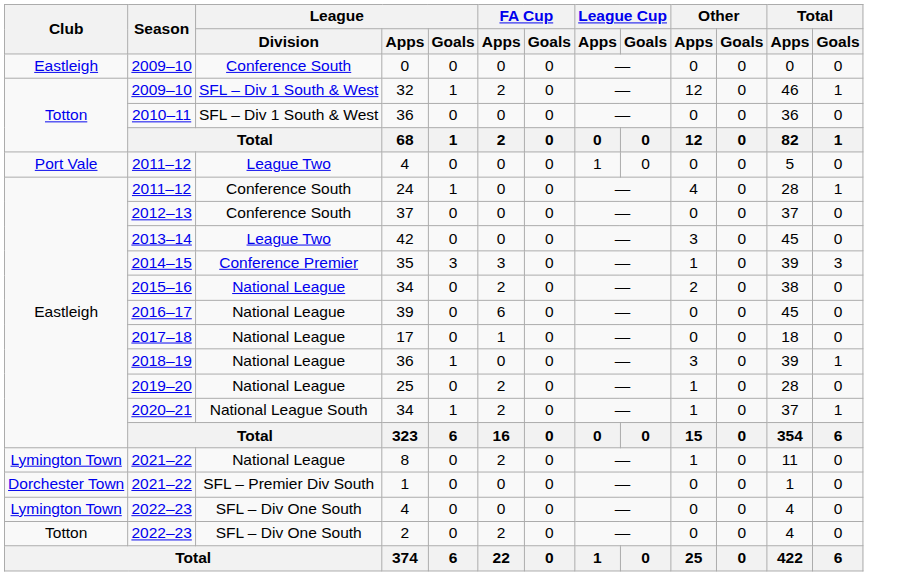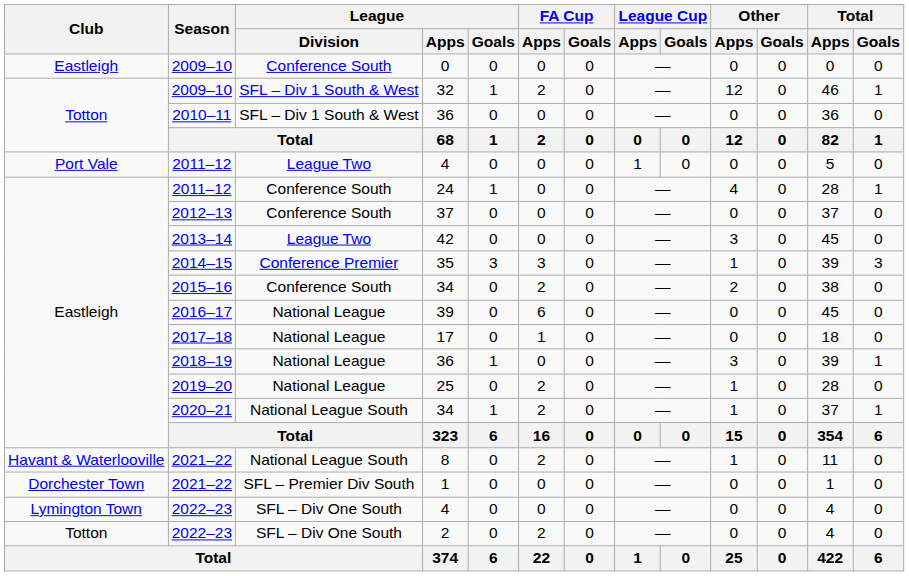(289, 287) National League -> (329, 287) Conference South
(66, 459) Lymington Town -> (86, 459) Havant & Waterlooville
(289, 459) National League -> (329, 459) National League South
